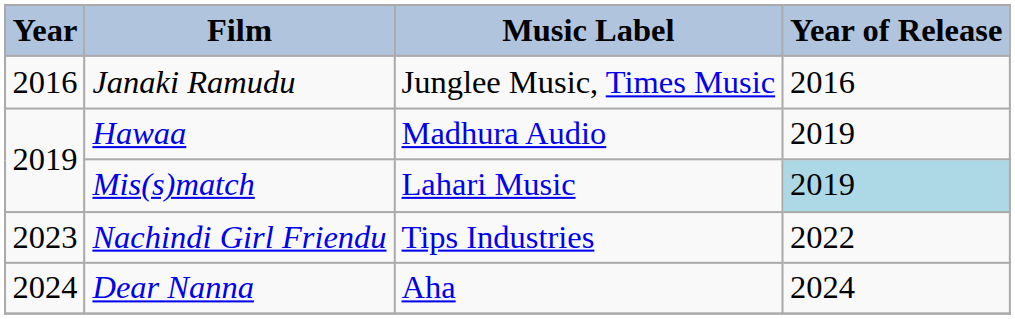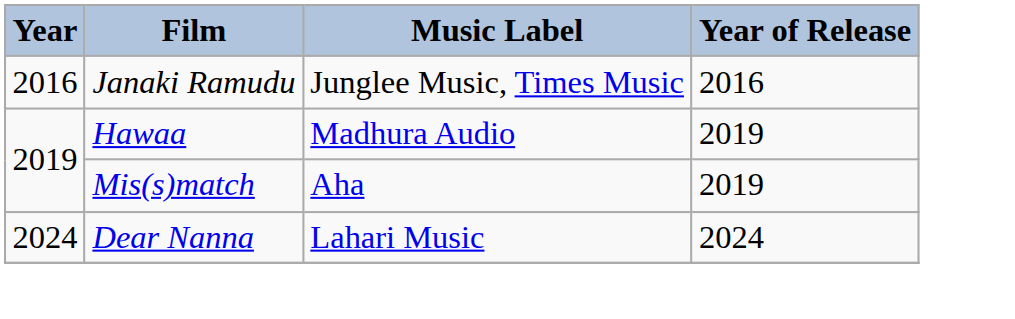(489, 184) Lahari Music -> (337, 184) Aha
(823, 184) lightblue background -> (731, 184) no background
- row: (239, 236)
(429, 287) Aha -> (397, 236) Lahari Music
